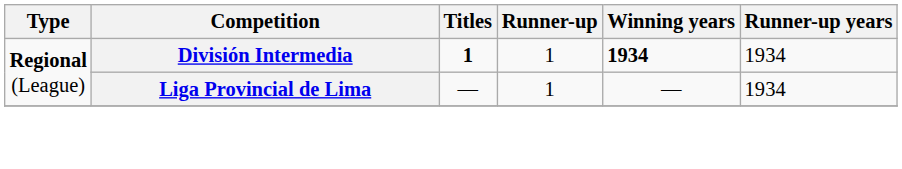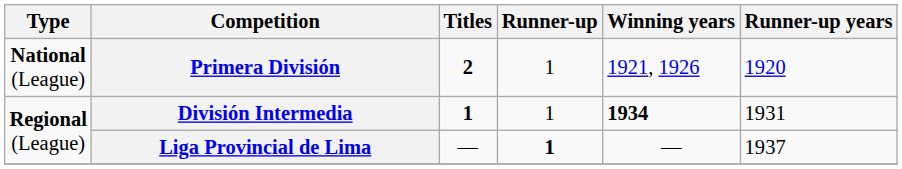+ row: (265, 67)
(765, 55) 1934 -> (765, 113) 1931
(550, 89) normal -> (550, 147) bold
(765, 89) 1934 -> (765, 147) 1937
